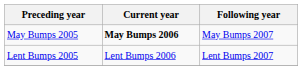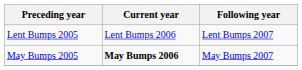rows swapped: (43, 35) <-> (43, 55)
